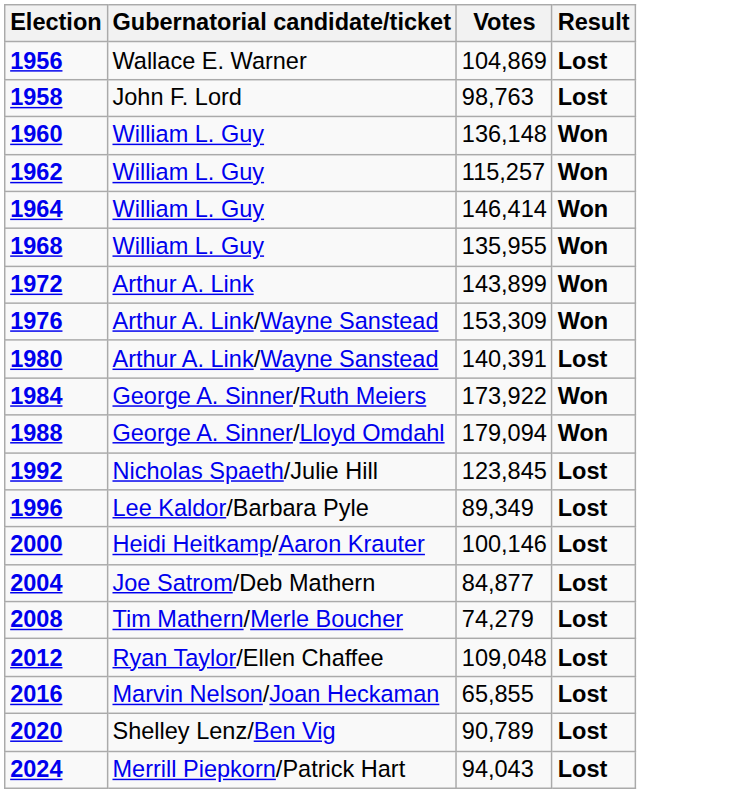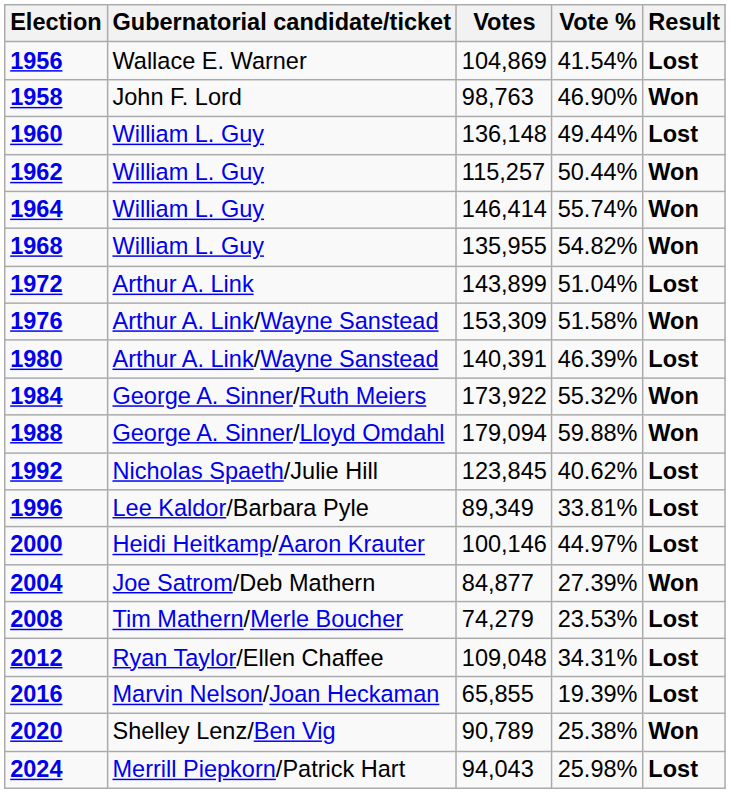+ column: (598, 23)
(583, 97) Lost -> (674, 97) Won
(583, 135) Won -> (673, 135) Lost
(583, 284) Won -> (673, 284) Lost
(583, 582) Lost -> (674, 582) Won
(583, 731) Lost -> (674, 731) Won
